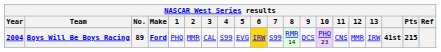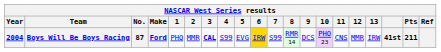(140, 37) 89 -> (140, 37) 87
(210, 37) normal -> (210, 37) bold
(411, 37) 215 -> (411, 37) 211
